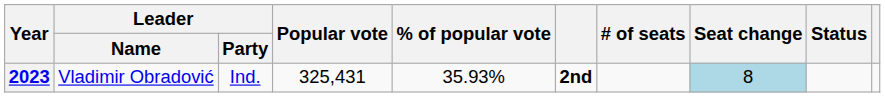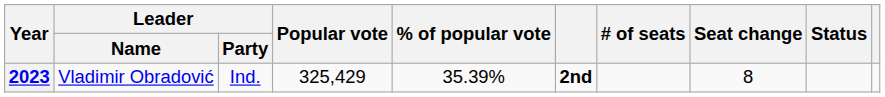(332, 77) 325,431 -> (332, 77) 325,429
(474, 77) 35.93% -> (474, 77) 35.39%
(748, 77) lightblue background -> (748, 77) no background
